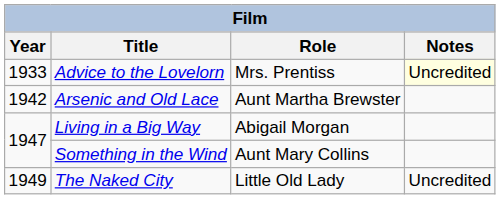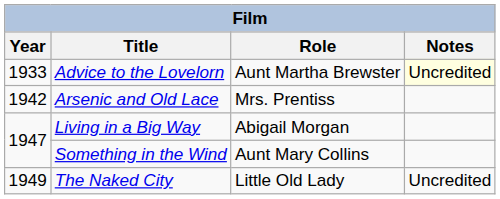(285, 73) Mrs. Prentiss -> (318, 73) Aunt Martha Brewster
(318, 100) Aunt Martha Brewster -> (285, 100) Mrs. Prentiss
